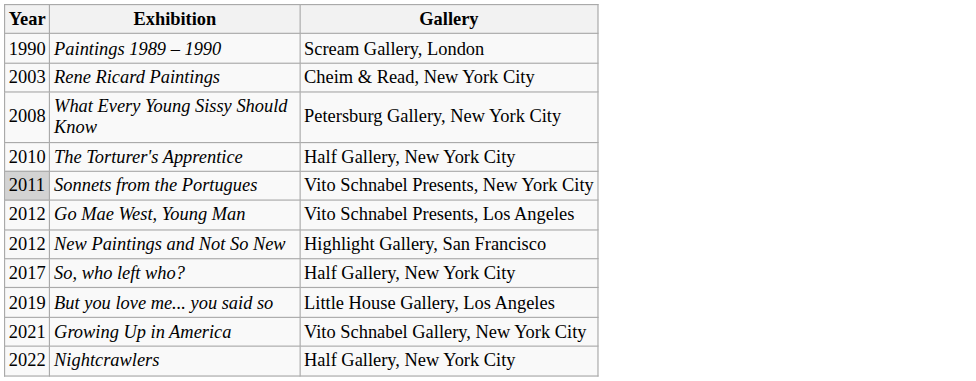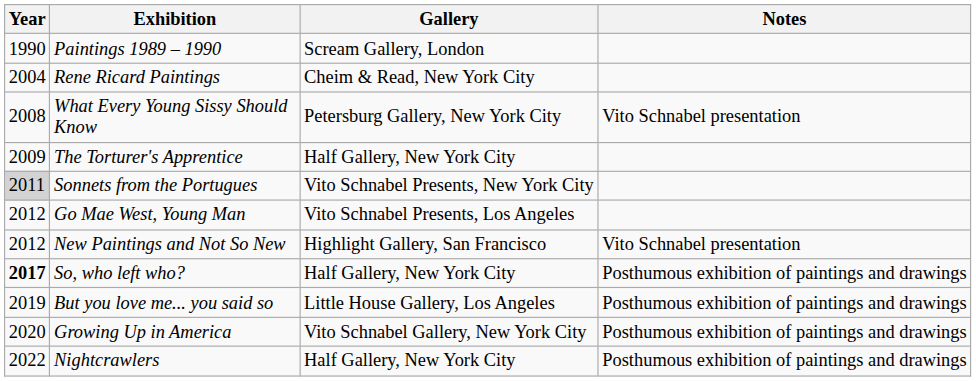+ column: (784, 19)
(27, 77) 2003 -> (27, 77) 2004
(27, 156) 2010 -> (27, 156) 2009
(27, 273) normal -> (27, 273) bold
(27, 331) 2021 -> (27, 331) 2020
